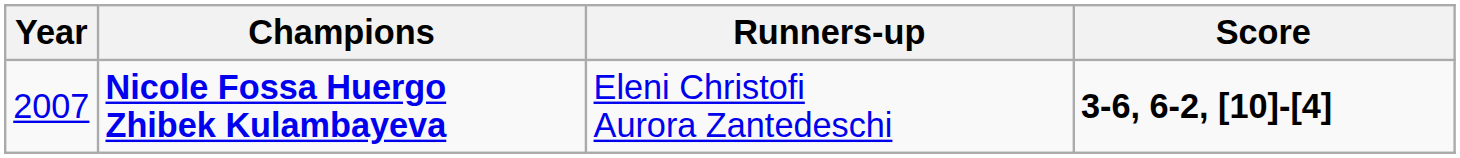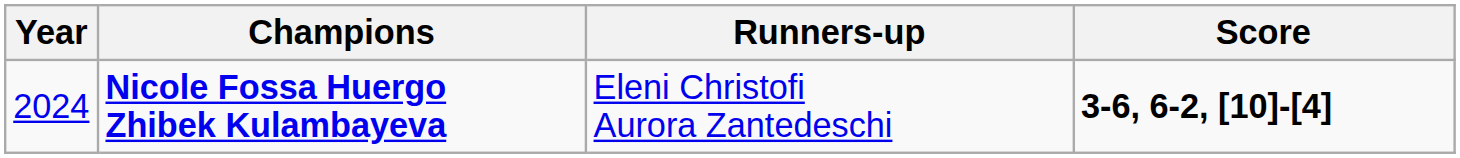(51, 106) 2007 -> (51, 106) 2024
